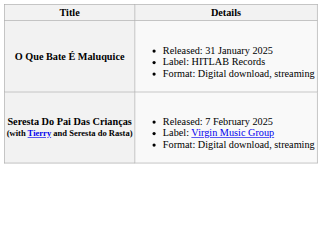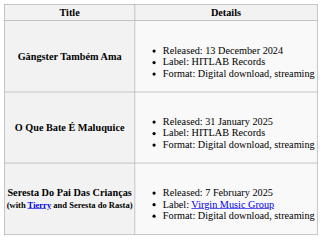+ row: (70, 56)
